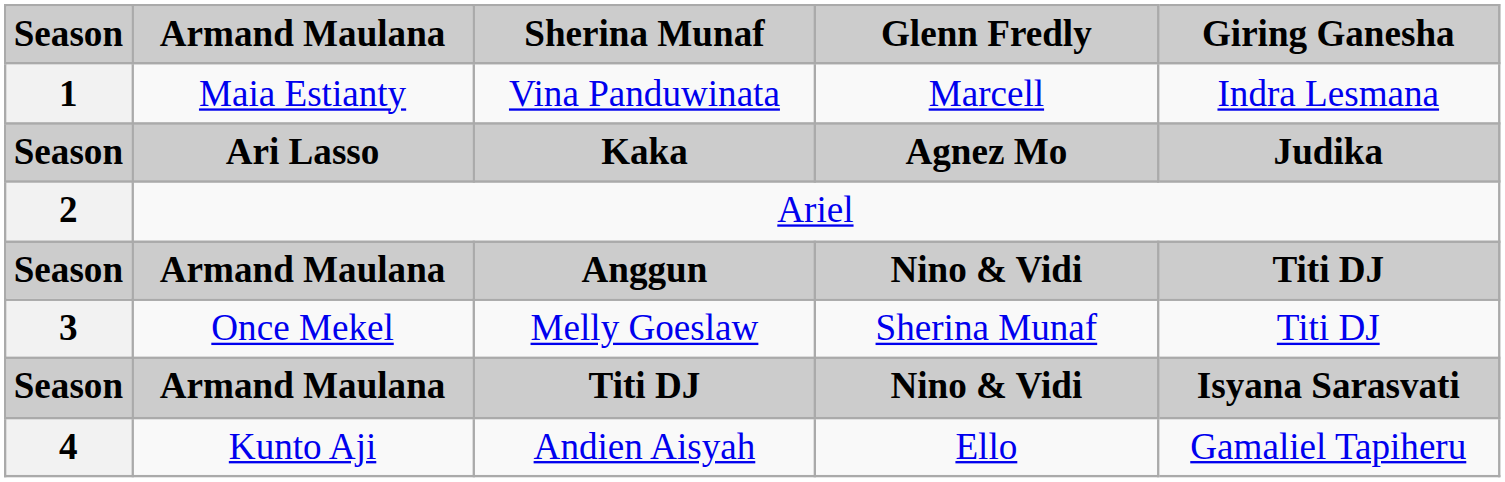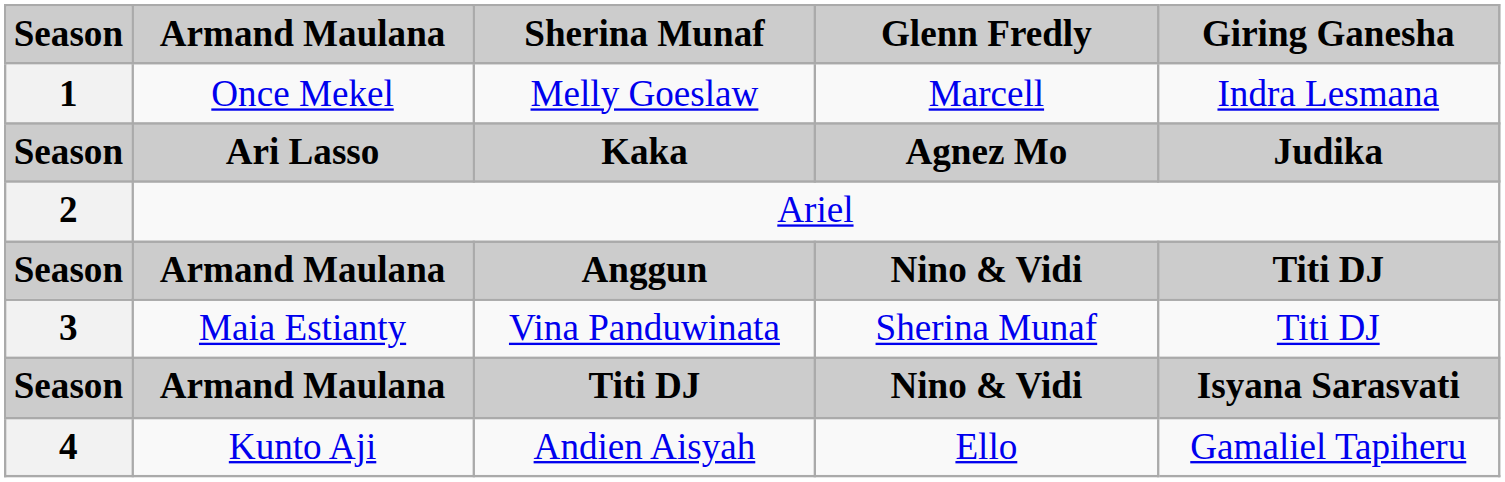(303, 92) Maia Estianty -> (303, 92) Once Mekel
(644, 92) Vina Panduwinata -> (644, 92) Melly Goeslaw
(303, 328) Once Mekel -> (303, 328) Maia Estianty
(644, 328) Melly Goeslaw -> (644, 328) Vina Panduwinata
